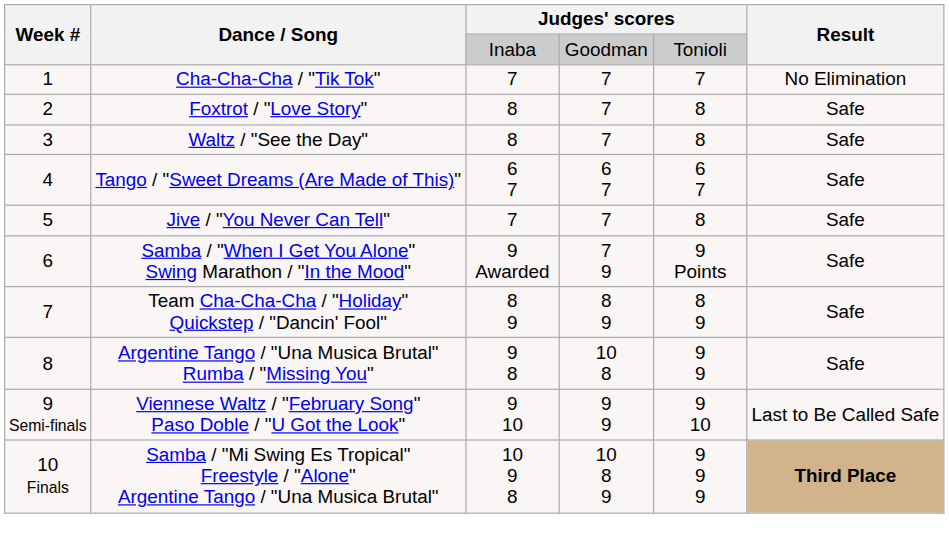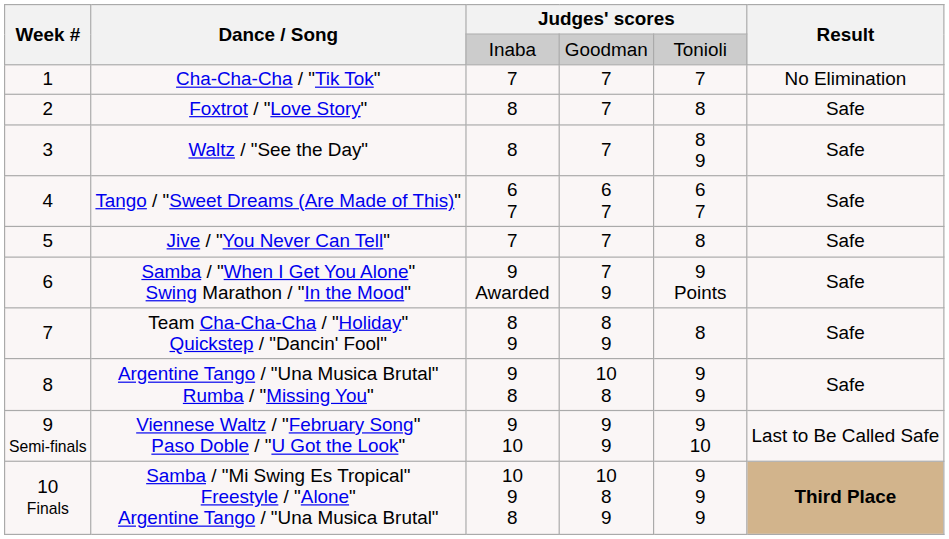(700, 139) 8 -> (700, 149) 8 9
(700, 312) 8 9 -> (700, 333) 8
